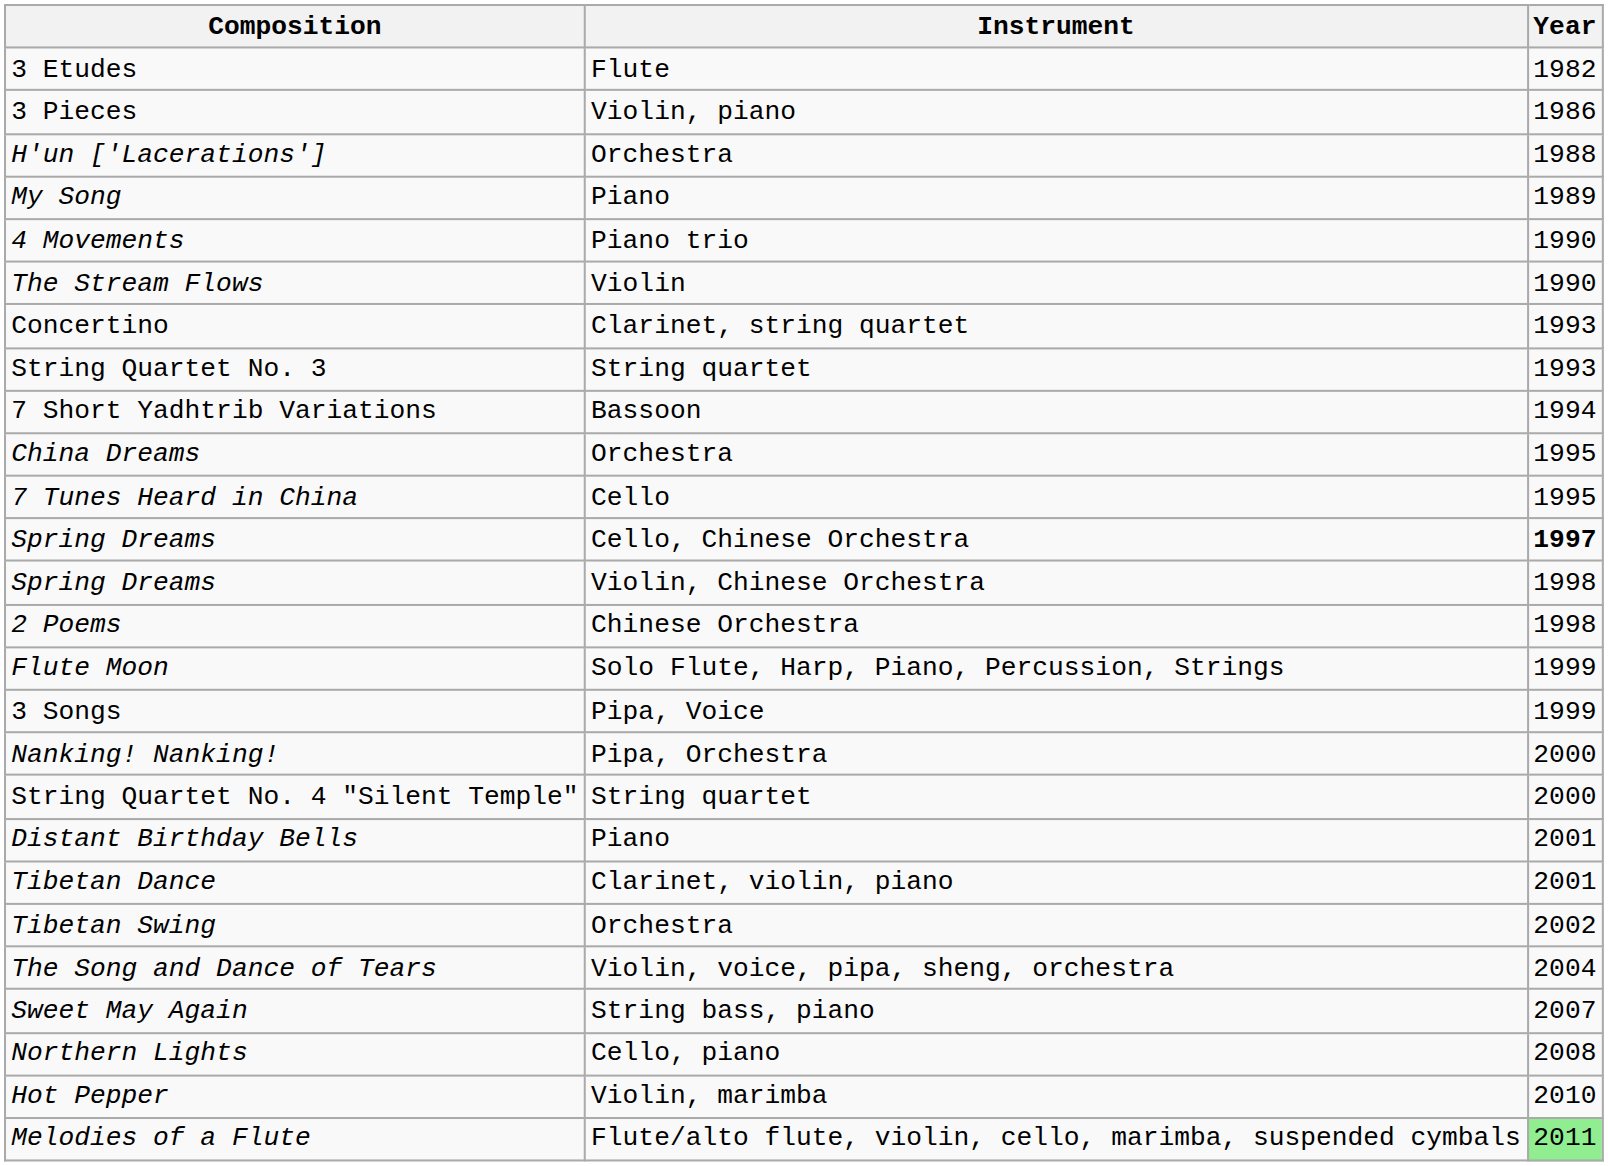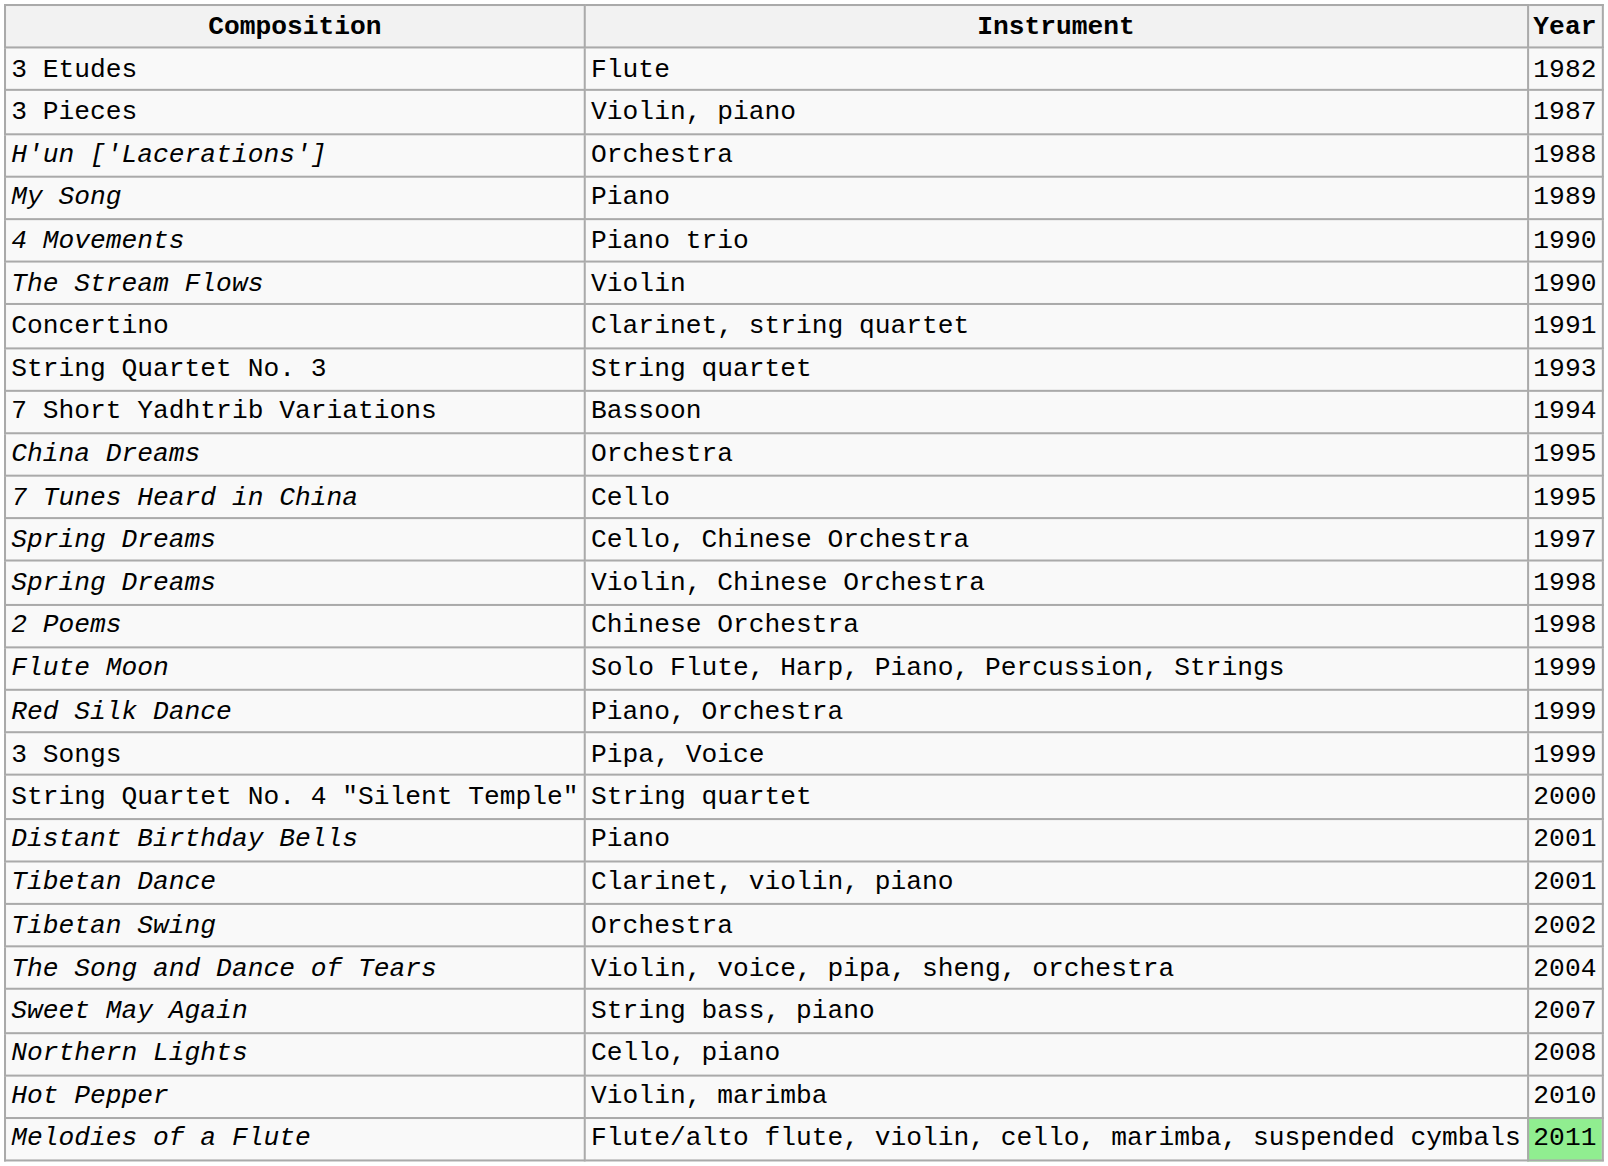(1565, 112) 1986 -> (1565, 112) 1987
(1565, 326) 1993 -> (1565, 326) 1991
(1565, 540) bold -> (1565, 540) normal
+ row: (122, 711)
- row: (145, 754)
